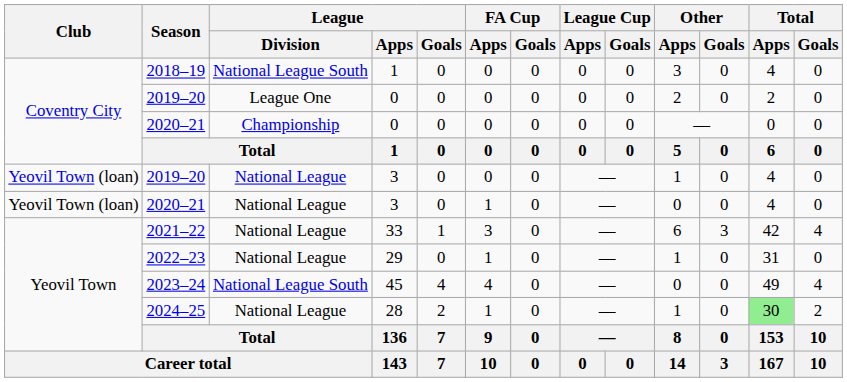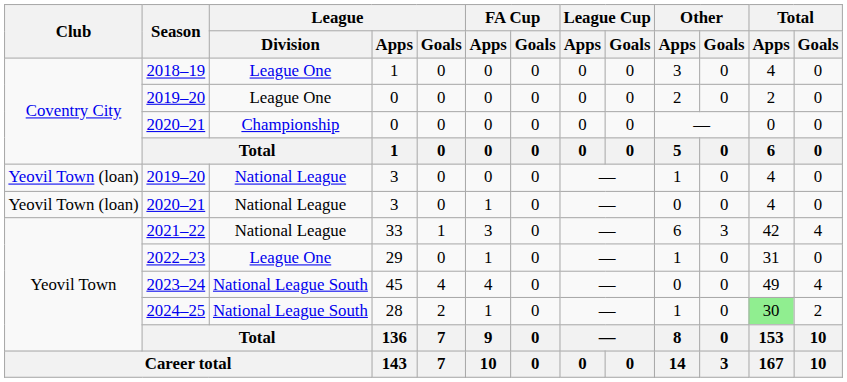(290, 71) National League South -> (290, 71) League One
(290, 257) National League -> (290, 257) League One
(290, 310) National League -> (290, 310) National League South
